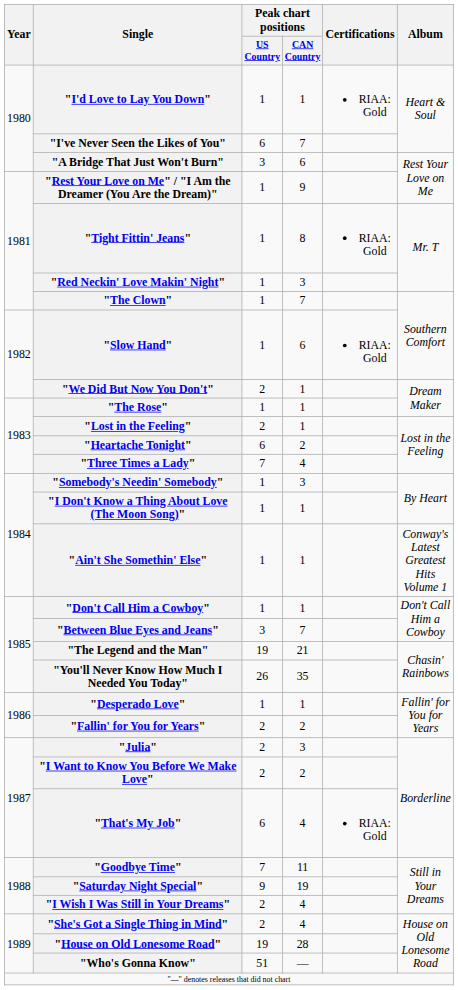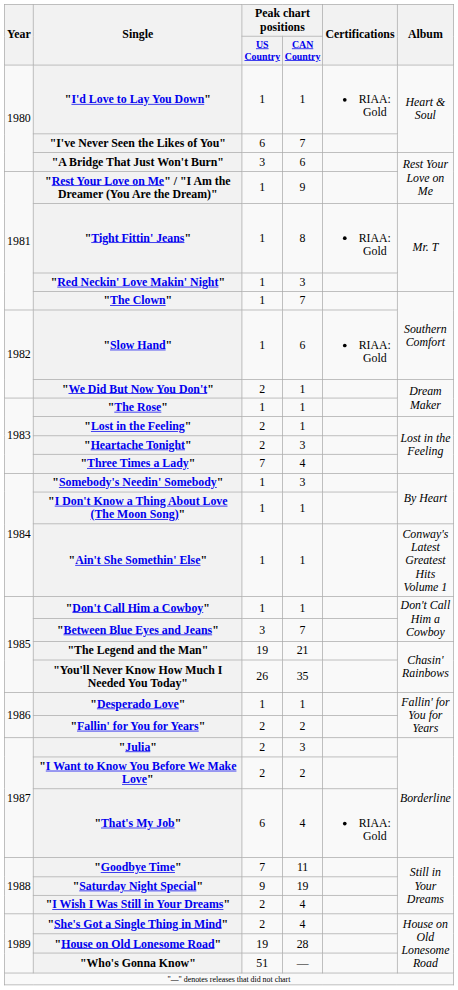(262, 445) 6 -> (262, 445) 2
(303, 445) 2 -> (303, 445) 3
